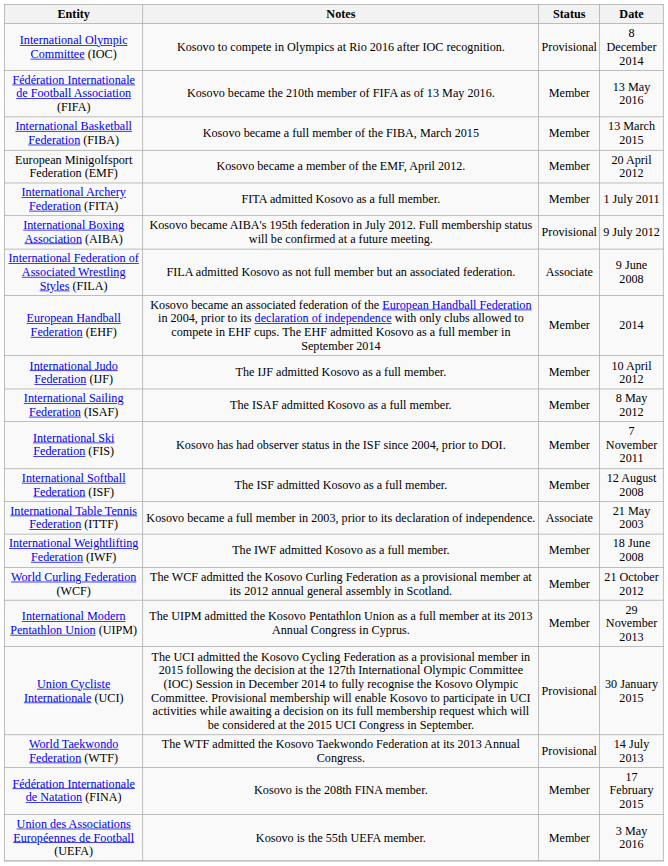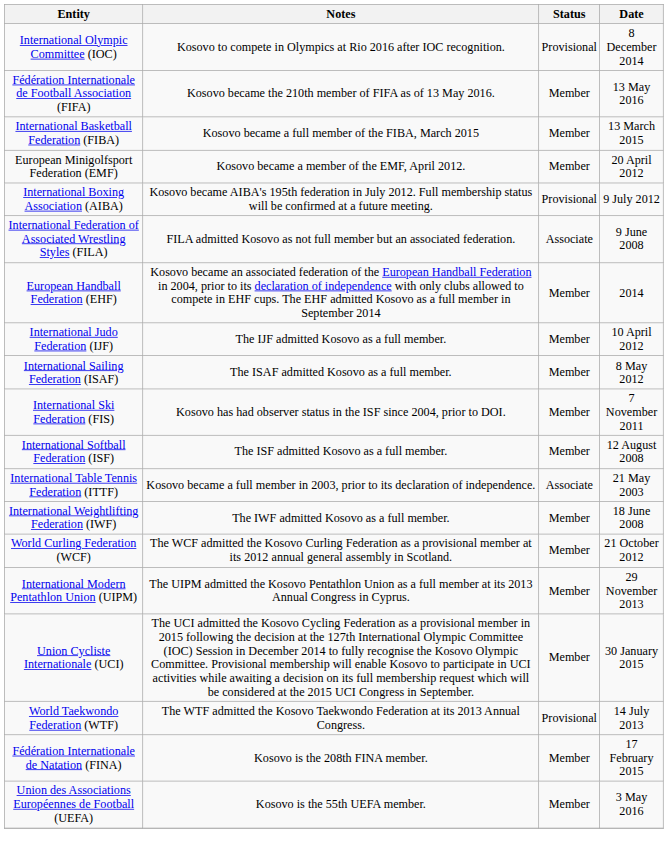- row: (74, 199)
(569, 690) Provisional -> (569, 657) Member
